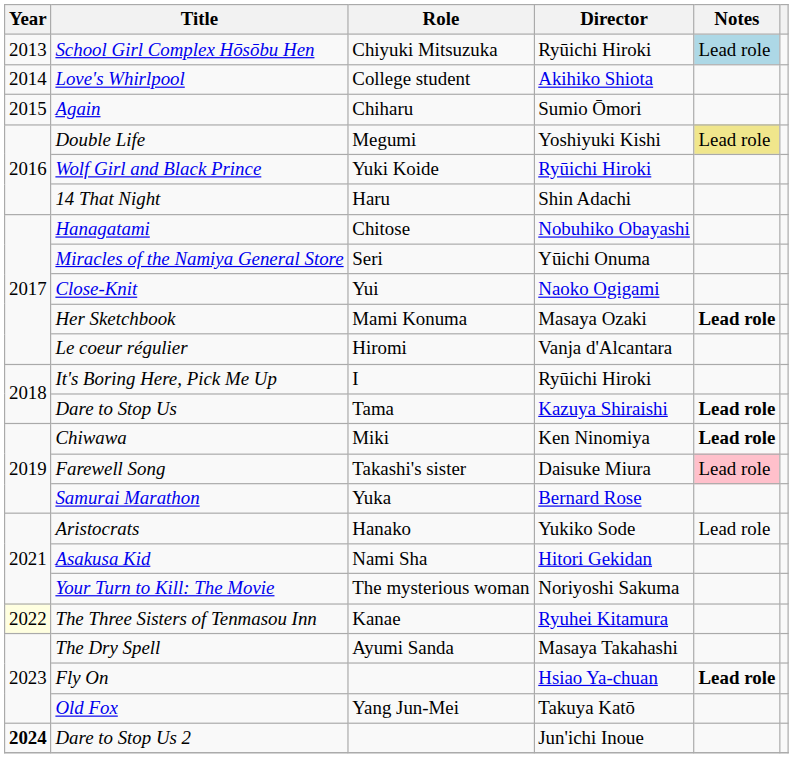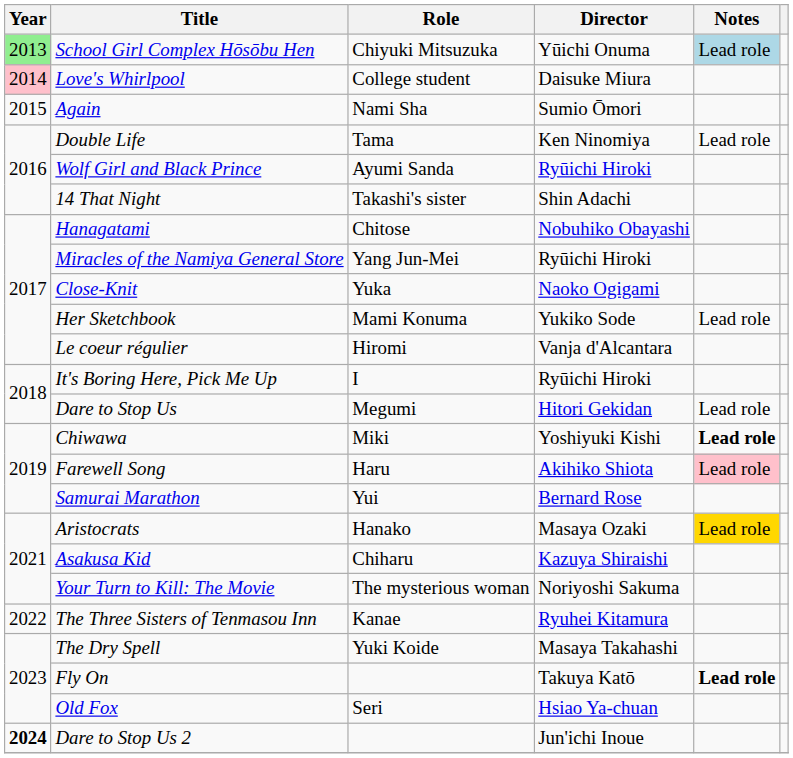(28, 49) no background -> (28, 49) lightgreen background
(595, 49) Ryūichi Hiroki -> (594, 49) Yūichi Onuma
(28, 79) no background -> (28, 79) pink background
(596, 79) Akihiko Shiota -> (595, 79) Daisuke Miura
(383, 109) Chiharu -> (390, 109) Nami Sha
(384, 139) Megumi -> (373, 139) Tama
(599, 139) Yoshiyuki Kishi -> (594, 139) Ken Ninomiya
(734, 139) khaki background -> (734, 139) no background
(396, 169) Yuki Koide -> (403, 169) Ayumi Sanda
(371, 199) Haru -> (409, 199) Takashi's sister
(368, 259) Seri -> (406, 259) Yang Jun-Mei
(594, 259) Yūichi Onuma -> (595, 259) Ryūichi Hiroki
(365, 288) Yui -> (372, 288) Yuka
(593, 318) Masaya Ozaki -> (587, 318) Yukiko Sode
(737, 318) bold -> (734, 318) normal
(373, 408) Tama -> (384, 408) Megumi
(603, 408) Kazuya Shiraishi -> (595, 408) Hitori Gekidan
(737, 408) bold -> (734, 408) normal
(594, 438) Ken Ninomiya -> (599, 438) Yoshiyuki Kishi
(409, 468) Takashi's sister -> (371, 468) Haru
(595, 468) Daisuke Miura -> (596, 468) Akihiko Shiota
(372, 498) Yuka -> (365, 498) Yui
(587, 528) Yukiko Sode -> (593, 528) Masaya Ozaki
(734, 528) no background -> (734, 528) gold background
(390, 558) Nami Sha -> (383, 558) Chiharu
(595, 558) Hitori Gekidan -> (603, 558) Kazuya Shiraishi
(28, 618) lightyellow background -> (28, 618) no background
(403, 648) Ayumi Sanda -> (396, 648) Yuki Koide
(598, 678) Hsiao Ya-chuan -> (587, 678) Takuya Katō
(406, 708) Yang Jun-Mei -> (368, 708) Seri
(587, 708) Takuya Katō -> (598, 708) Hsiao Ya-chuan
